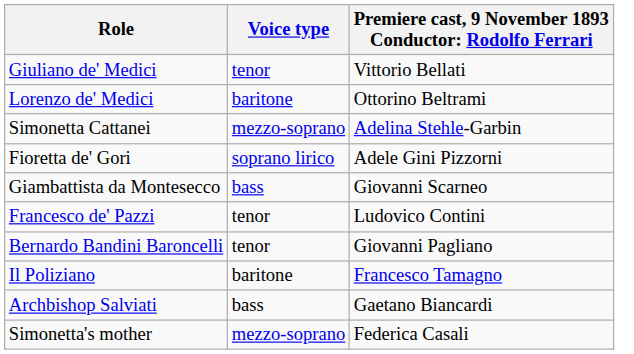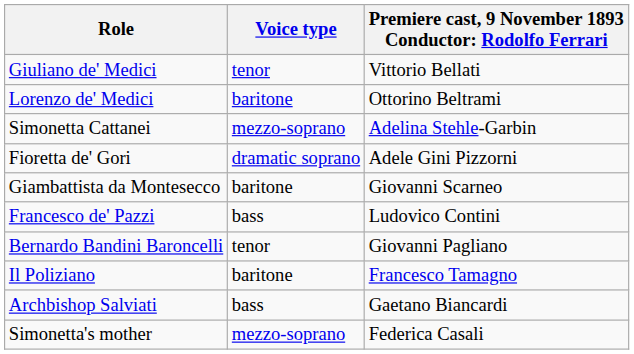(283, 157) soprano lirico -> (296, 157) dramatic soprano
(248, 187) bass -> (262, 187) baritone
(251, 216) tenor -> (248, 216) bass
